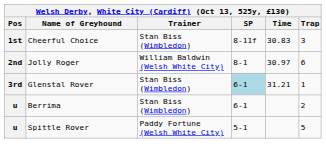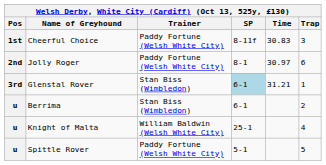(165, 41) Stan Biss (Wimbledon) -> (182, 41) Paddy Fortune (Welsh White City)
(182, 62) William Baldwin (Welsh White City) -> (182, 62) Paddy Fortune (Welsh White City)
+ row: (63, 127)
